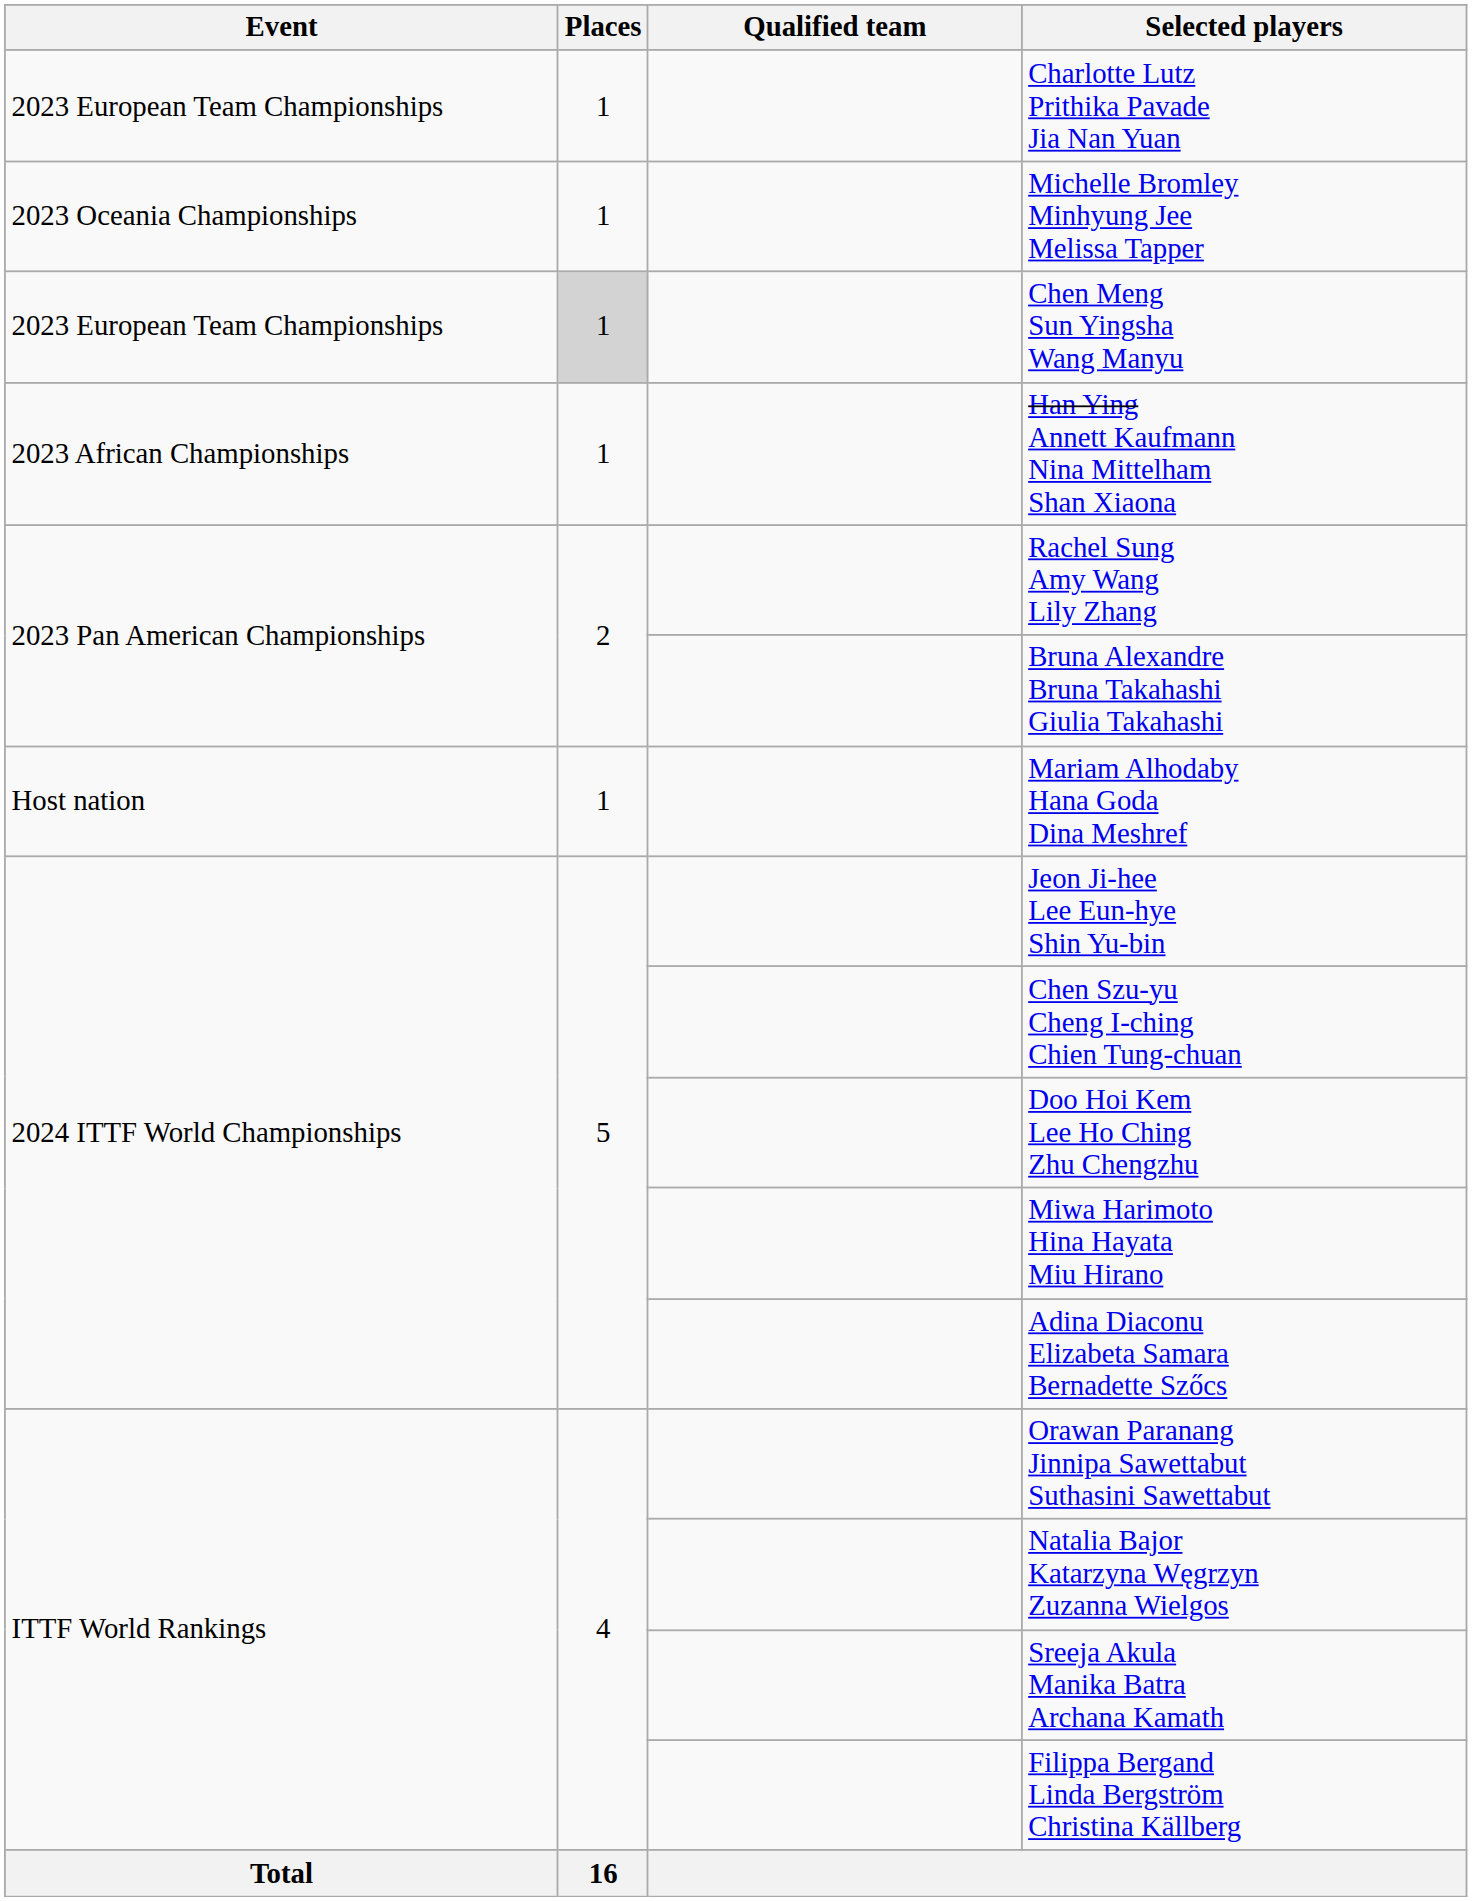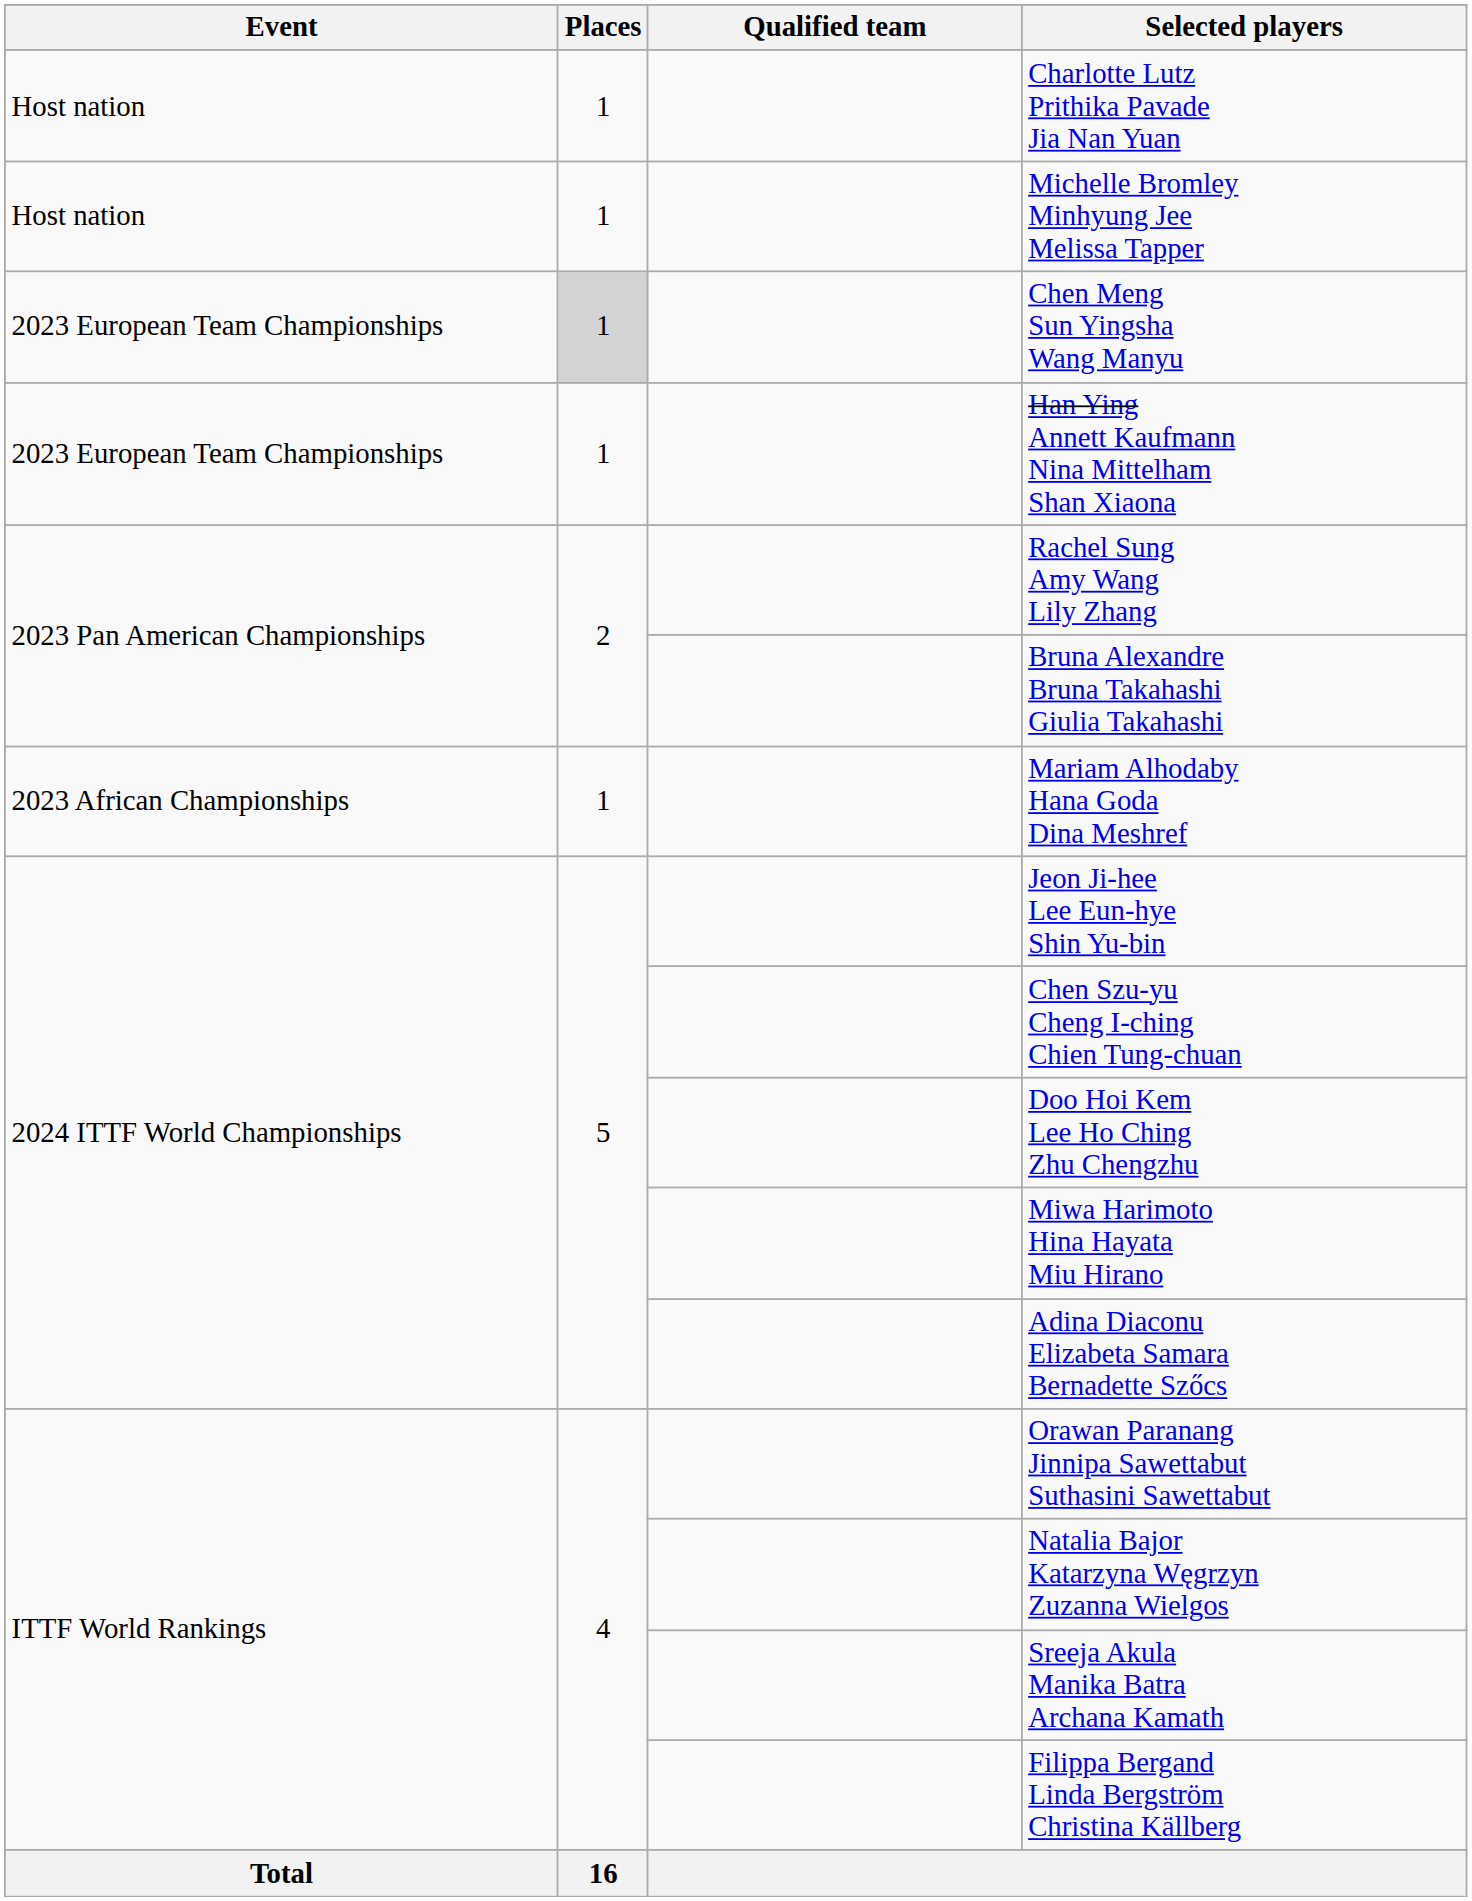(227, 105) 2023 European Team Championships -> (78, 105) Host nation
(184, 215) 2023 Oceania Championships -> (78, 215) Host nation
(180, 453) 2023 African Championships -> (227, 453) 2023 European Team Championships
(78, 800) Host nation -> (180, 800) 2023 African Championships
